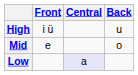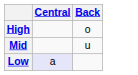- column: (48, 12)
(119, 29) u -> (88, 29) o
(119, 45) o -> (88, 45) u
